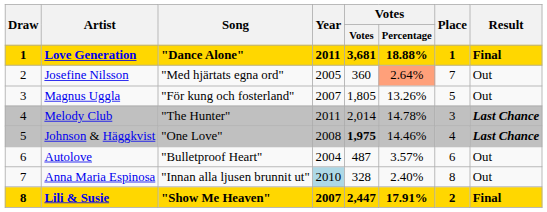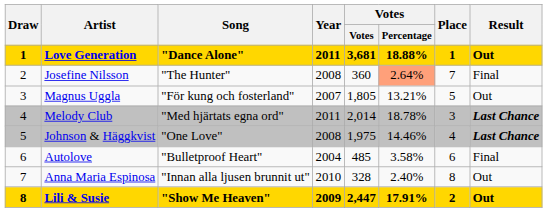(487, 55) Final -> (483, 55) Out
(222, 75) "Med hjärtats egna ord" -> (196, 75) "The Hunter"
(328, 75) 2005 -> (328, 75) 2008
(482, 75) Out -> (486, 75) Final
(407, 95) 13.26% -> (407, 95) 13.21%
(196, 116) "The Hunter" -> (222, 116) "Med hjärtats egna ord"
(407, 116) 14.78% -> (407, 116) 18.78%
(361, 136) bold -> (361, 136) normal
(361, 156) 487 -> (361, 156) 485
(407, 156) 3.57% -> (407, 156) 3.58%
(482, 156) Out -> (486, 156) Final
(328, 177) lightblue background -> (328, 177) no background
(328, 197) 2007 -> (328, 197) 2009
(487, 197) Final -> (483, 197) Out
